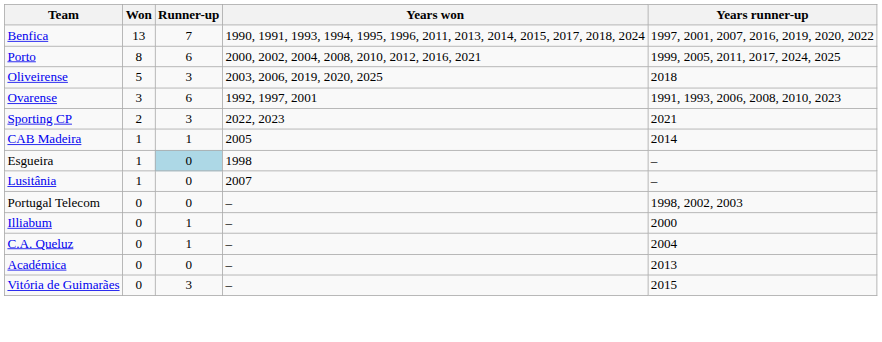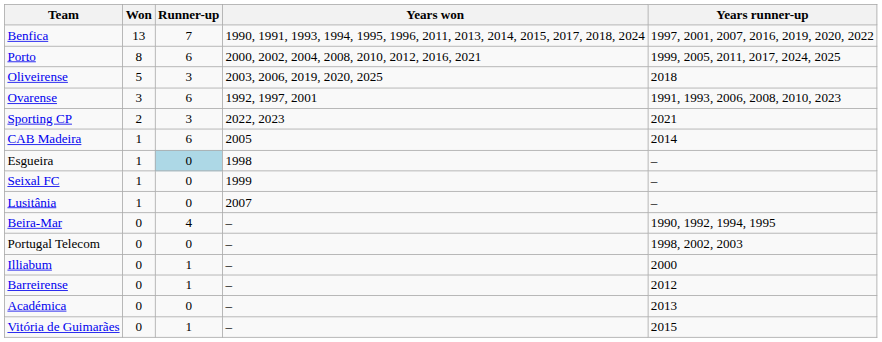(189, 139) 1 -> (189, 139) 6
+ row: (33, 181)
+ row: (35, 222)
- row: (40, 243)
+ row: (38, 285)
(189, 285) 3 -> (189, 327) 1
